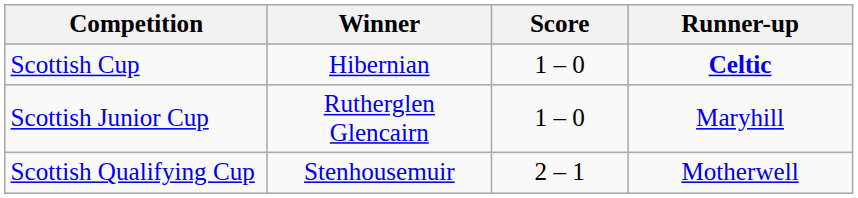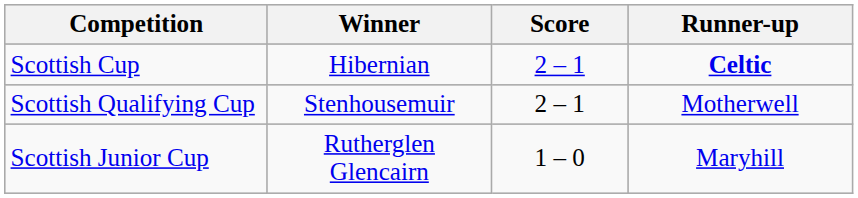(560, 64) 1 – 0 -> (560, 64) 2 – 1
rows swapped: (133, 172) <-> (110, 118)
